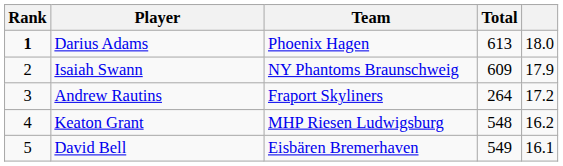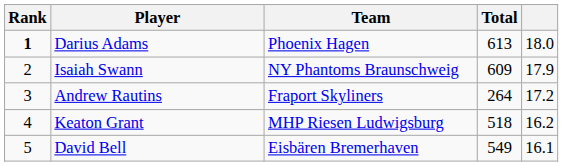(500, 122) 548 -> (500, 122) 518
